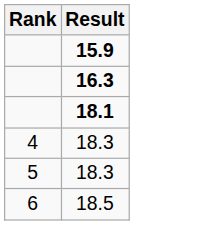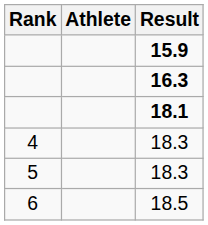+ column: (98, 19)
